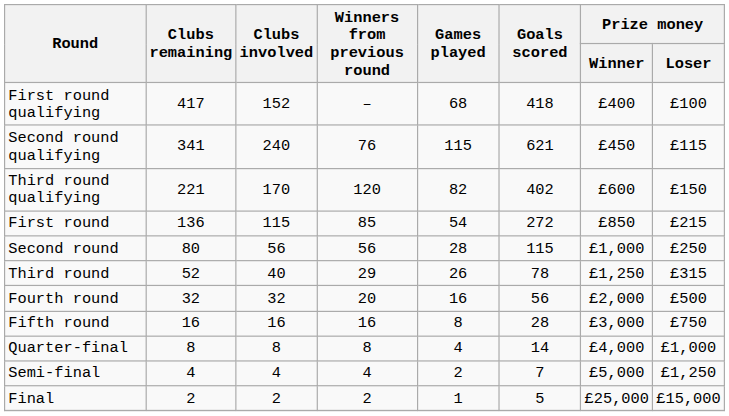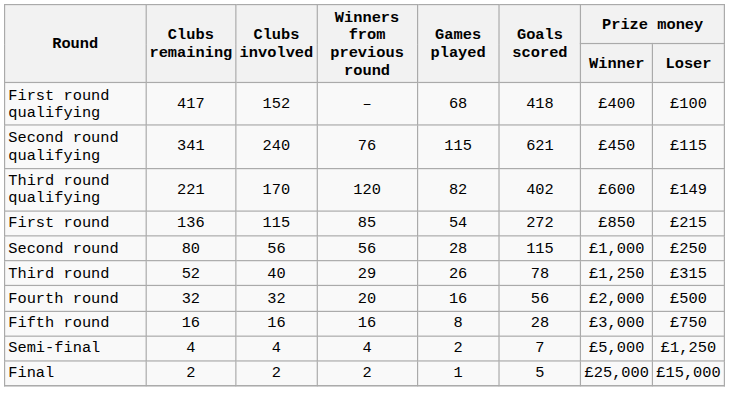(688, 189) £150 -> (688, 189) £149
- row: (68, 348)
